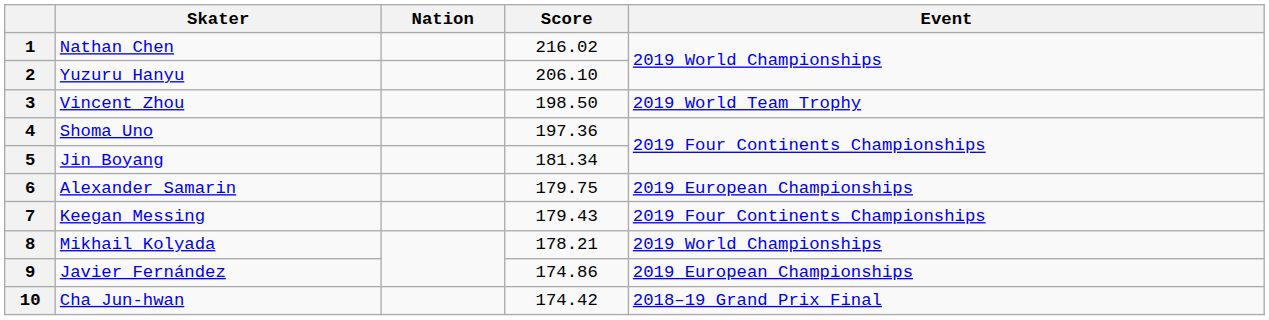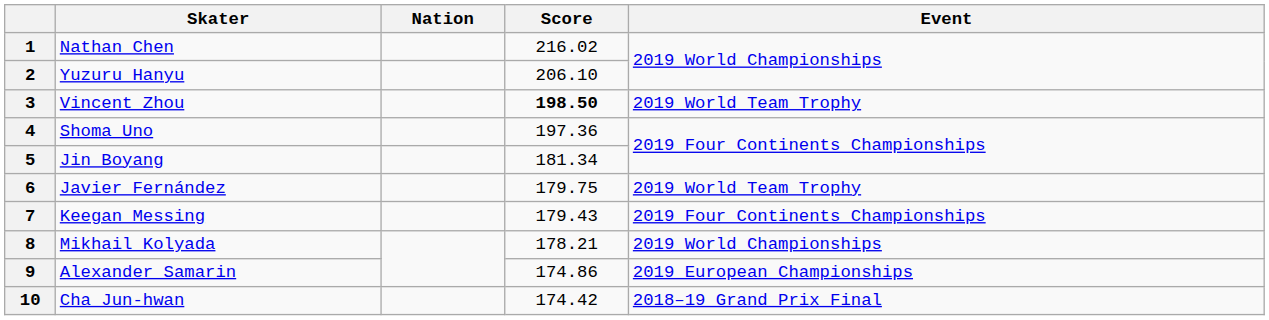(567, 103) normal -> (567, 103) bold
(148, 188) Alexander Samarin -> (143, 188) Javier Fernández
(773, 188) 2019 European Championships -> (747, 188) 2019 World Team Trophy
(143, 272) Javier Fernández -> (148, 272) Alexander Samarin
